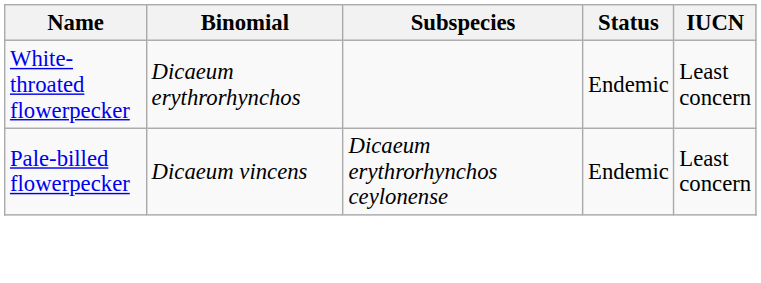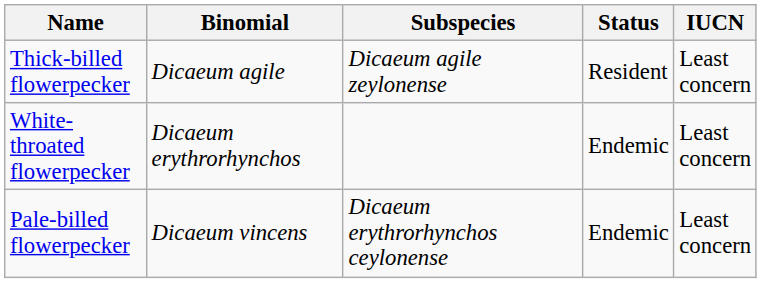+ row: (70, 71)
